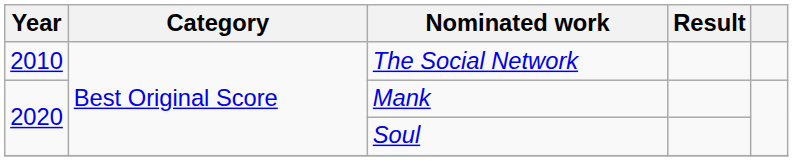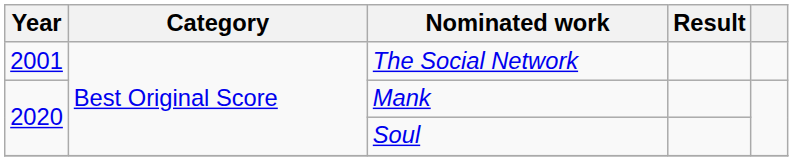(37, 60) 2010 -> (37, 60) 2001
